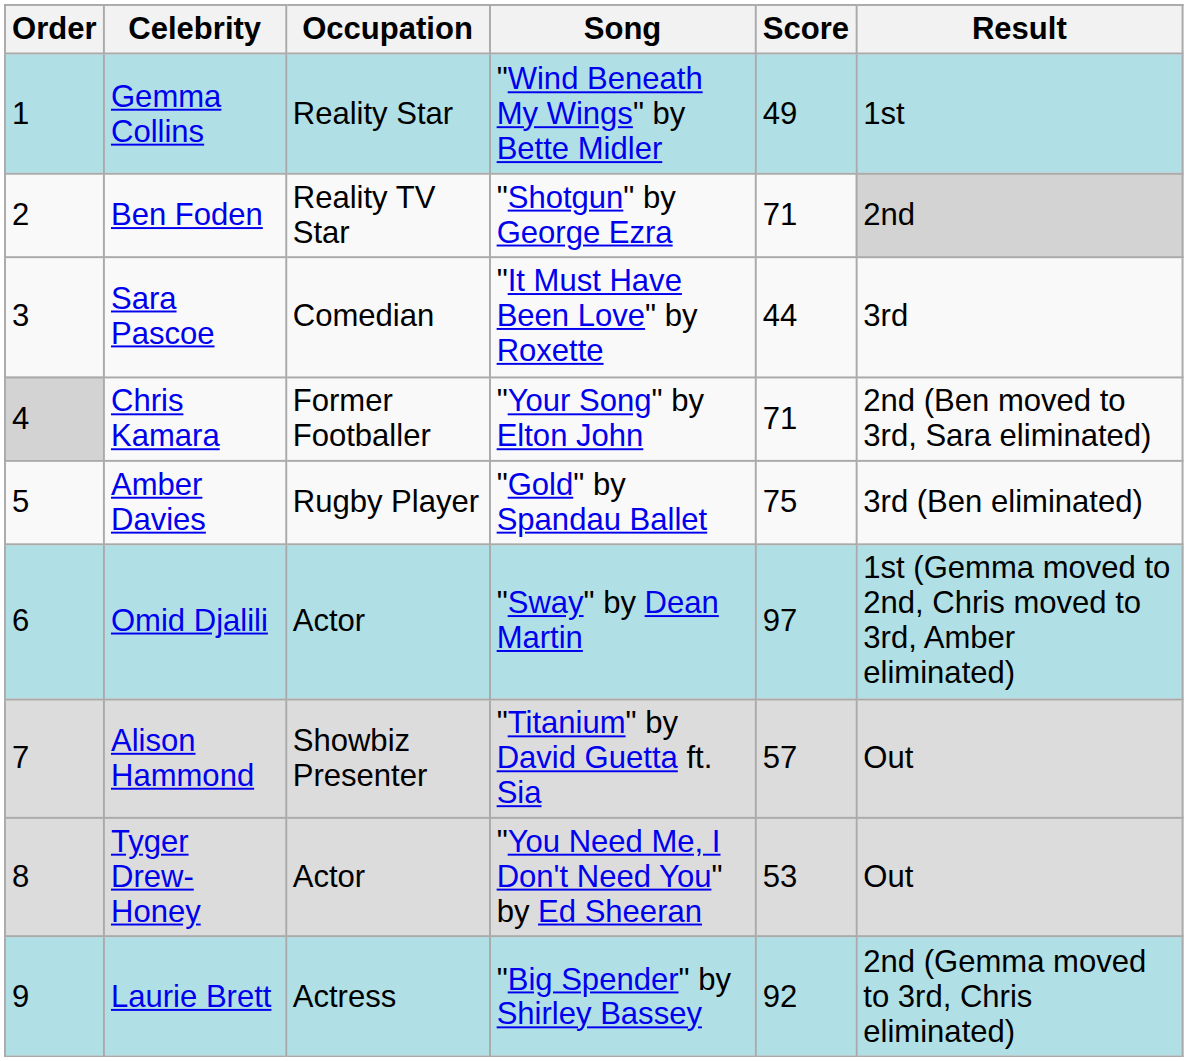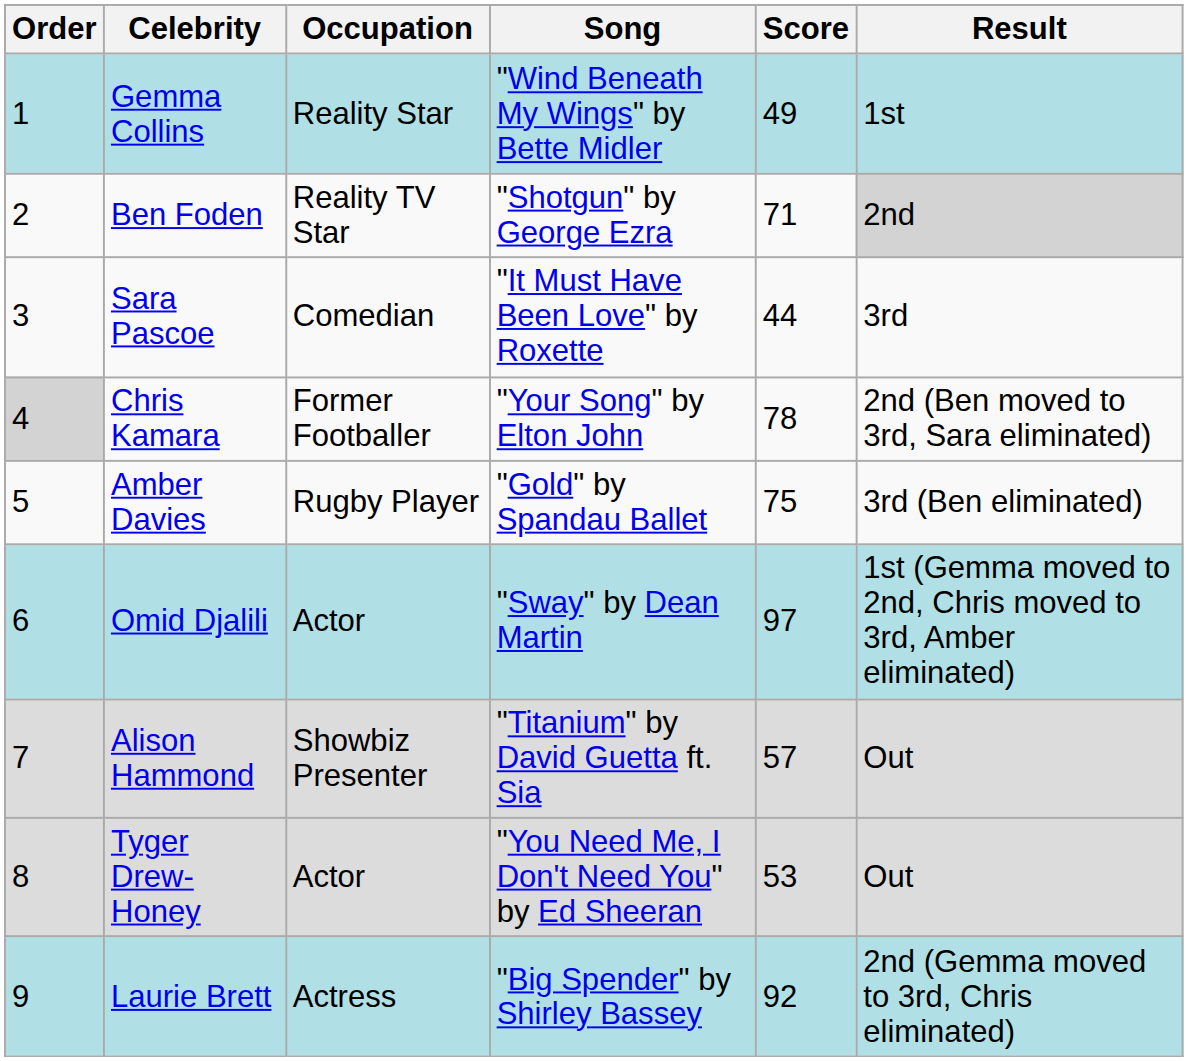(780, 418) 71 -> (780, 418) 78
